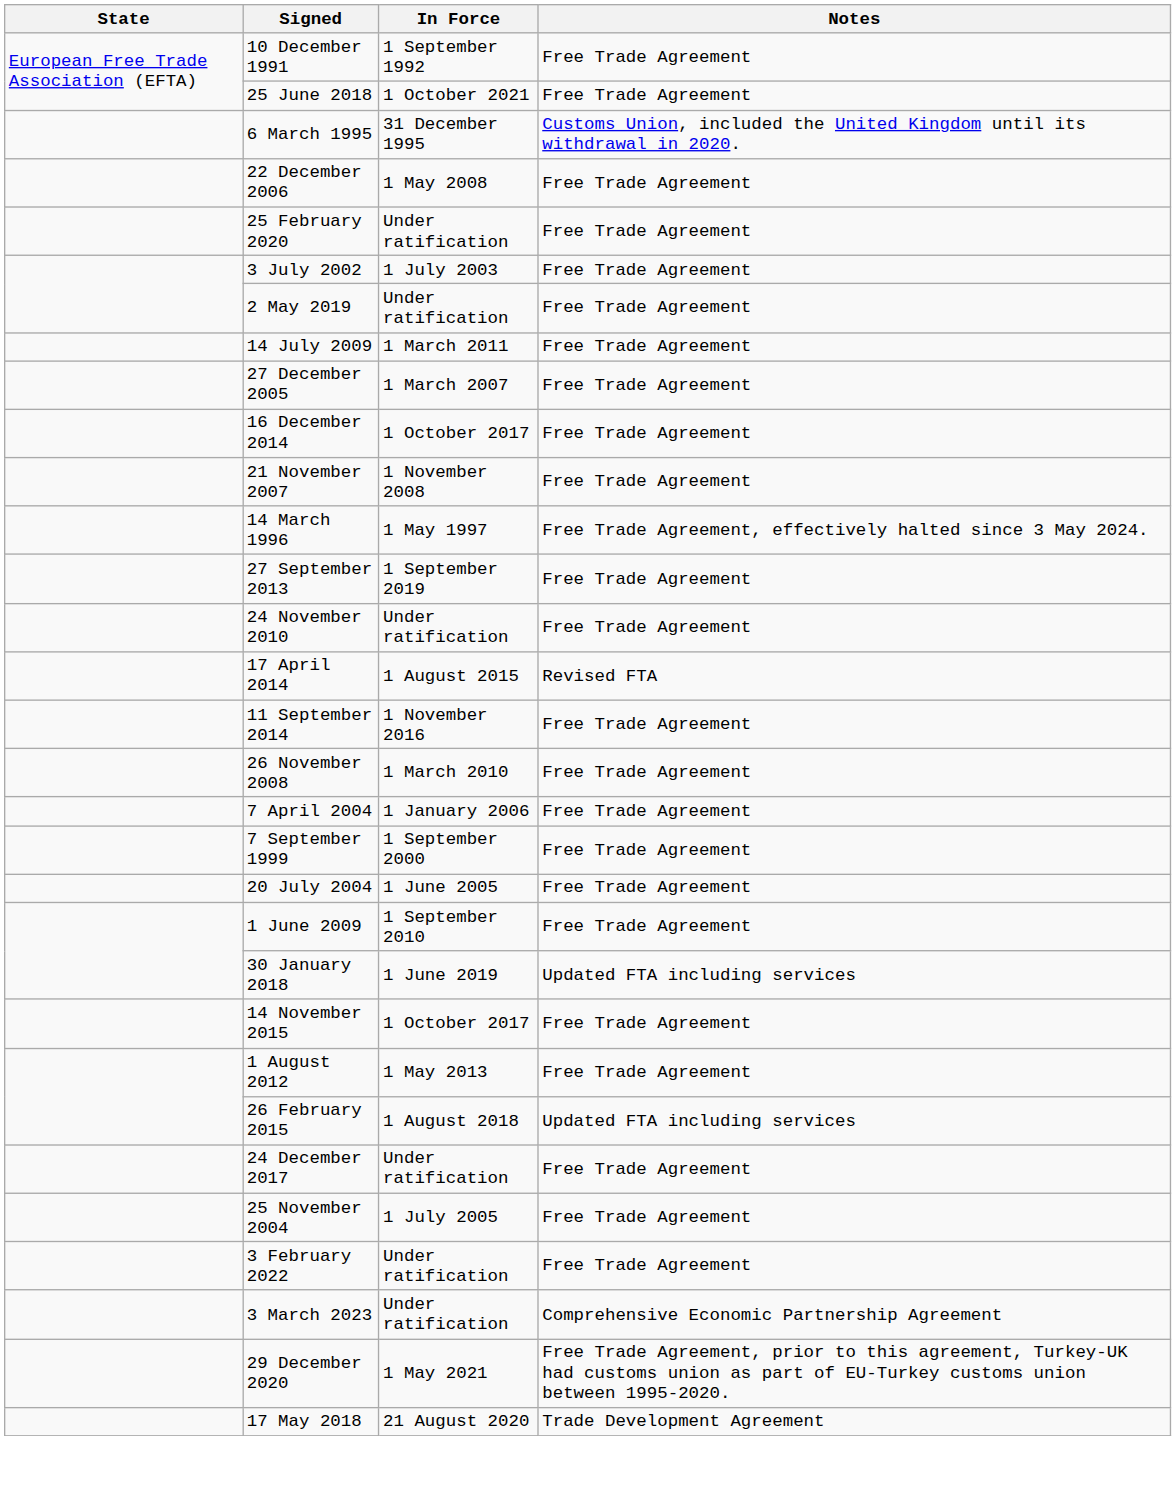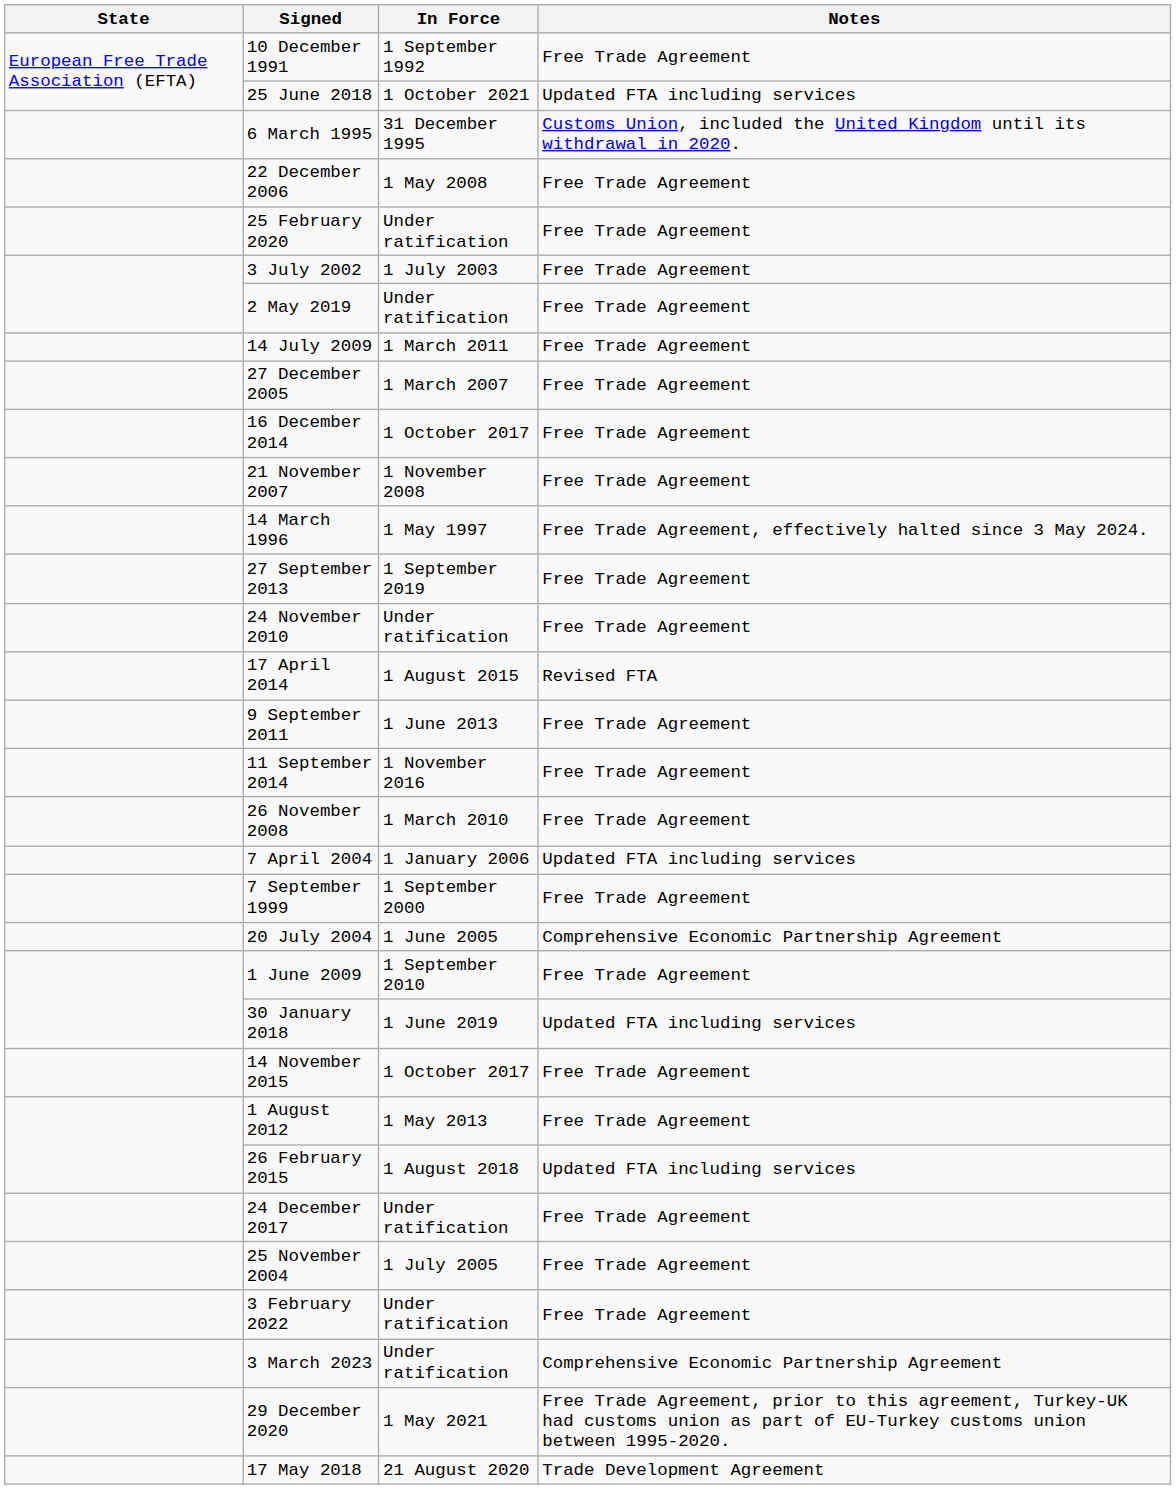(647, 96) Free Trade Agreement -> (699, 96) Updated FTA including services
+ row: (304, 724)
(647, 811) Free Trade Agreement -> (699, 860) Updated FTA including services
(647, 888) Free Trade Agreement -> (772, 937) Comprehensive Economic Partnership Agreement
